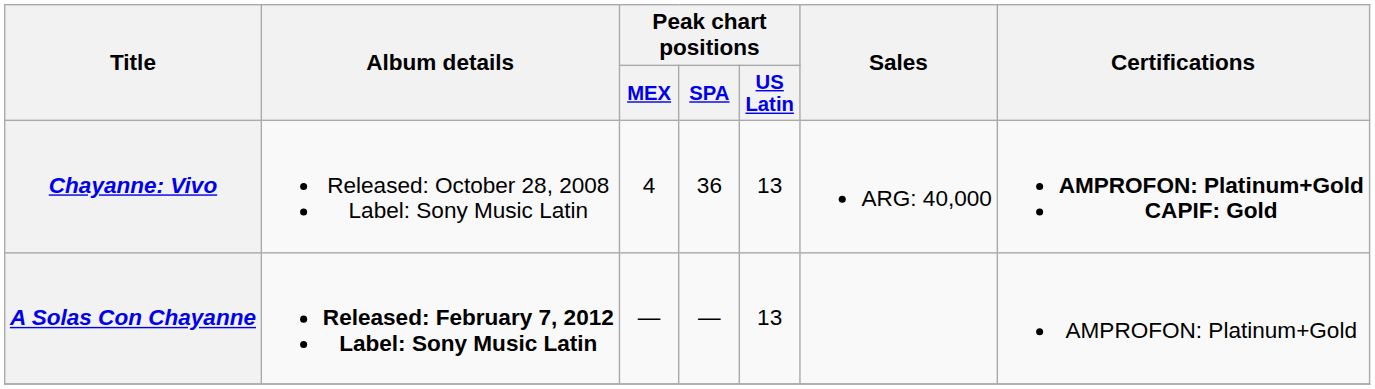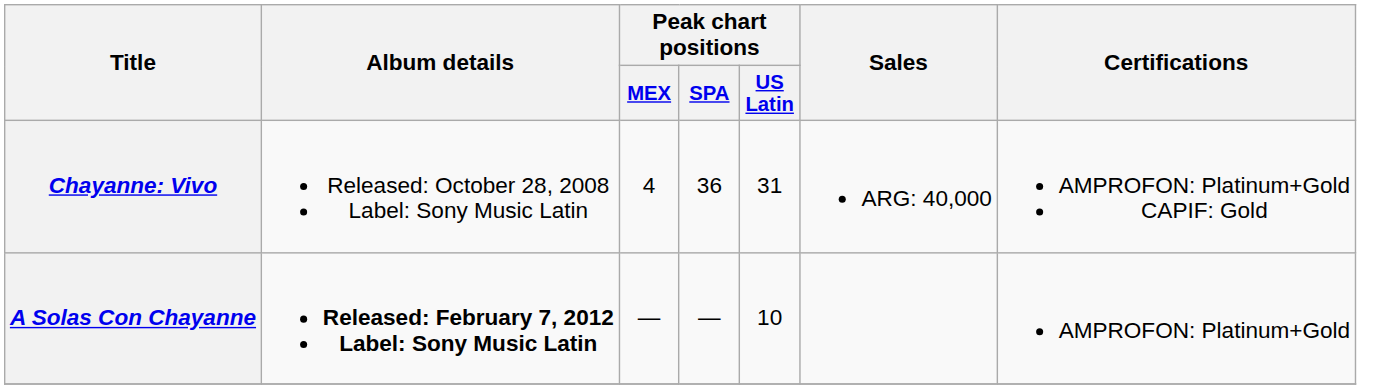(770, 186) 13 -> (770, 186) 31
(1183, 199) bold -> (1176, 199) normal
(770, 317) 13 -> (770, 317) 10
